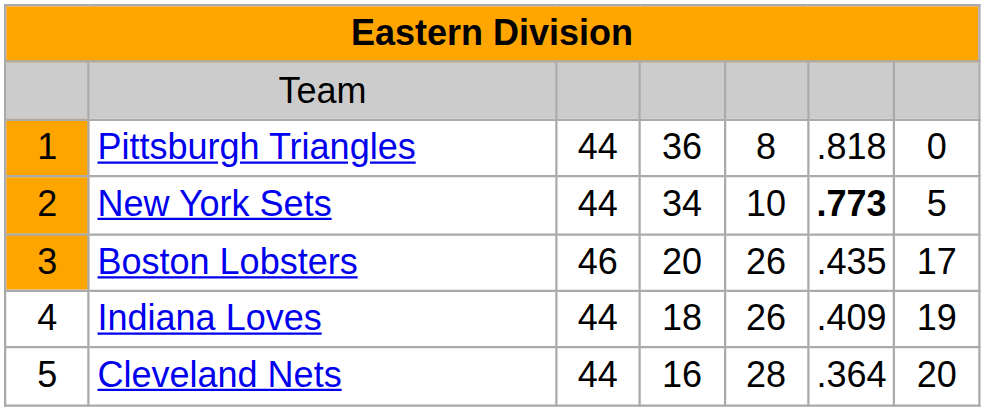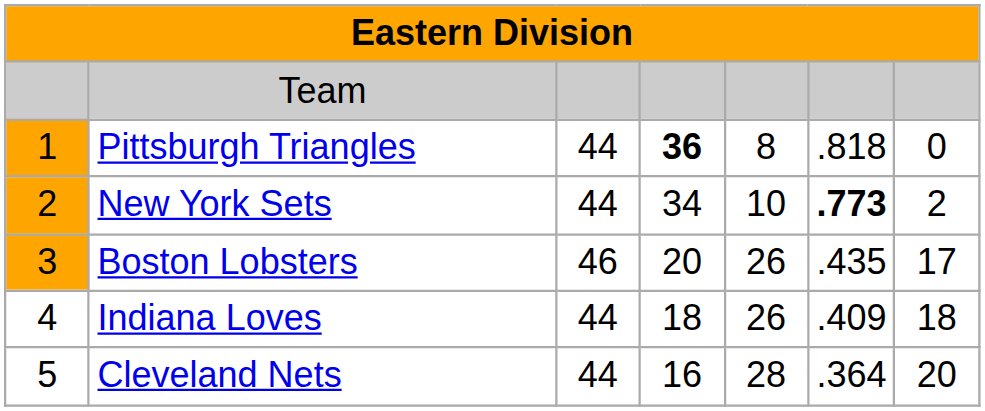(682, 147) normal -> (682, 147) bold
(937, 204) 5 -> (937, 204) 2
(937, 318) 19 -> (937, 318) 18
